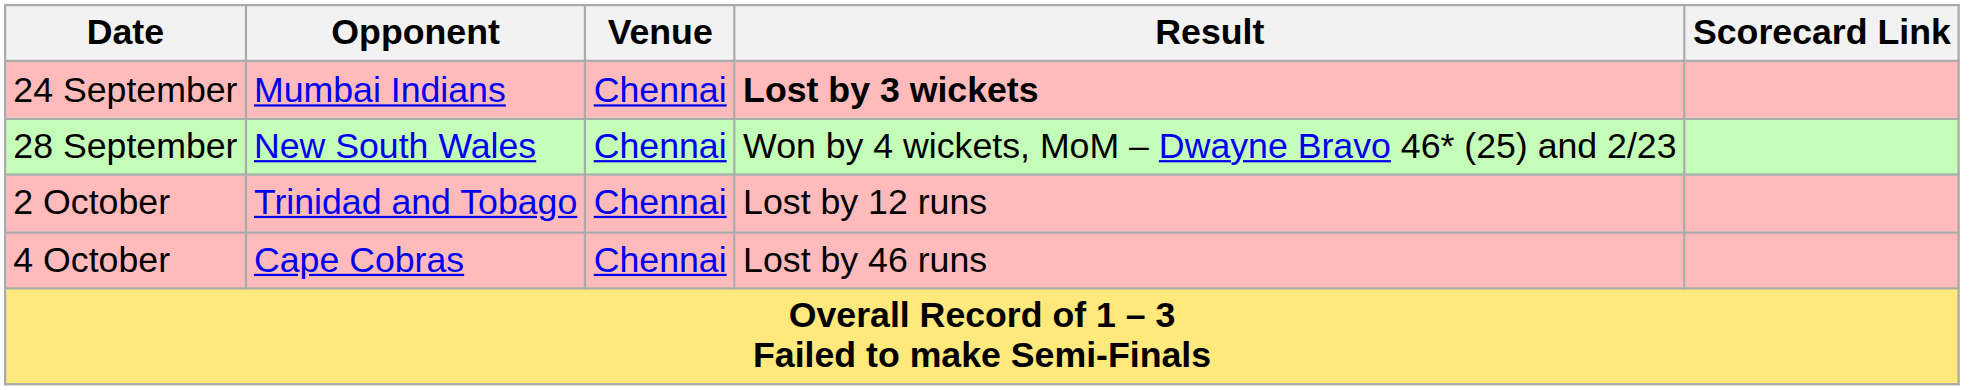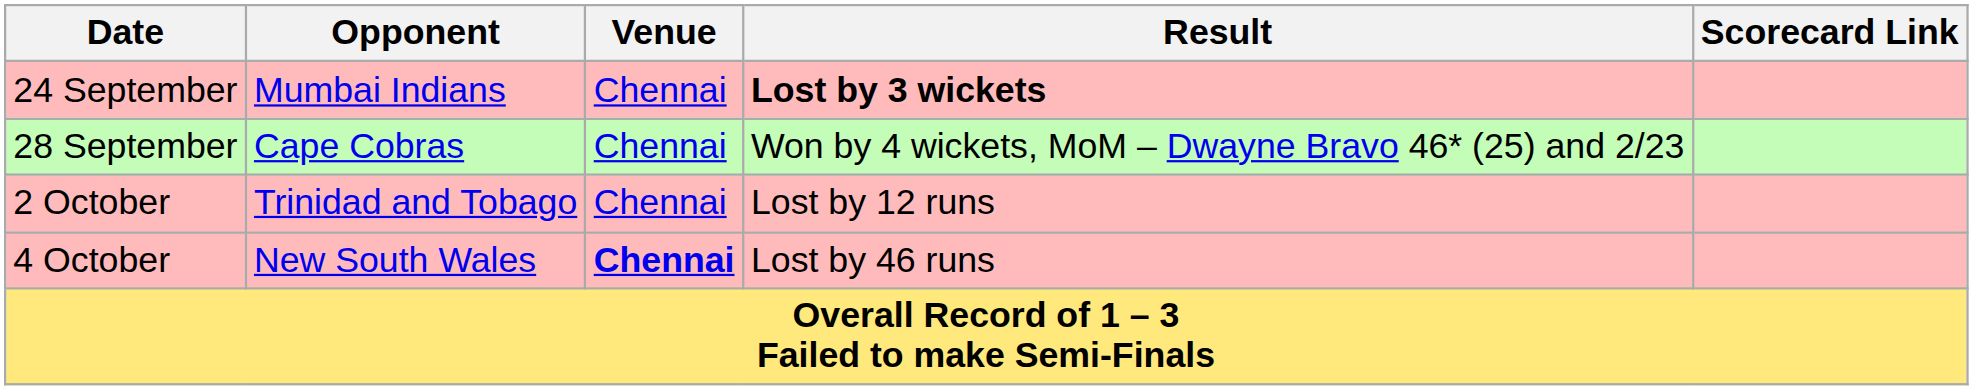(395, 145) New South Wales -> (359, 145) Cape Cobras
(359, 259) Cape Cobras -> (395, 259) New South Wales
(660, 259) normal -> (664, 259) bold
